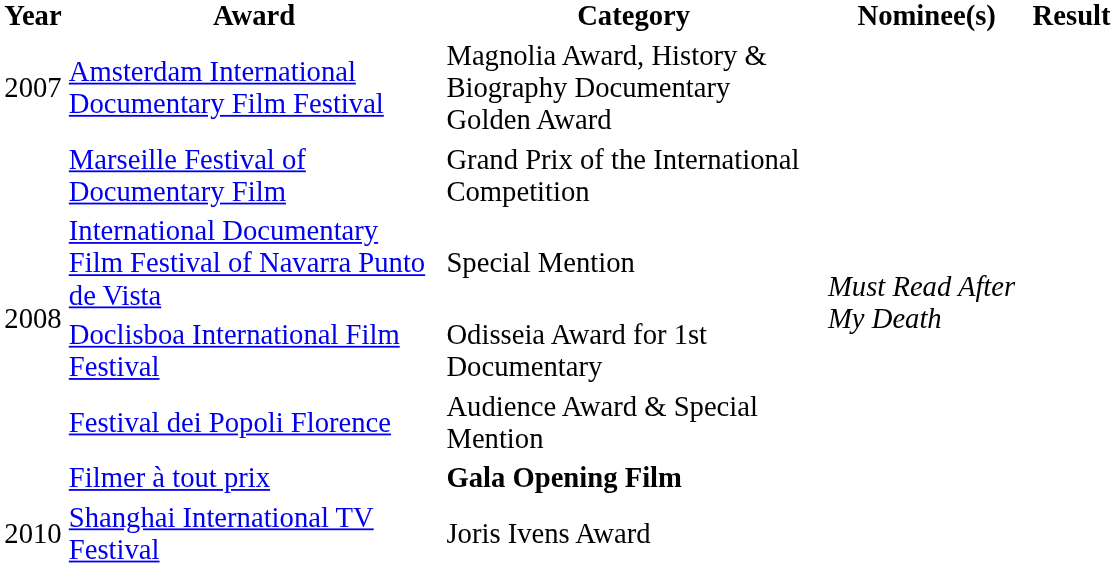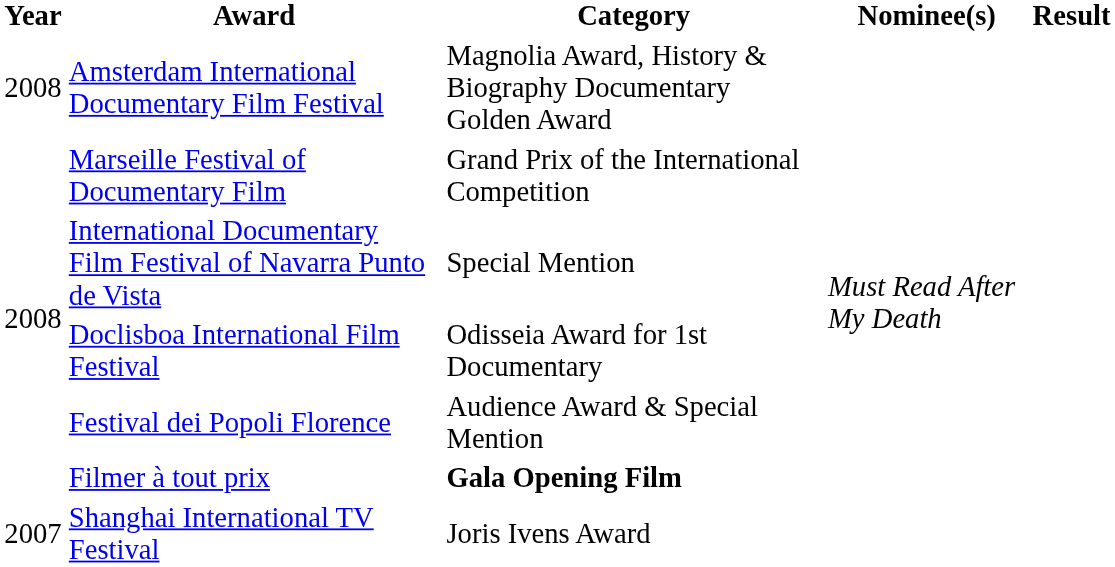(33, 87) 2007 -> (33, 87) 2008
(33, 533) 2010 -> (33, 533) 2007
